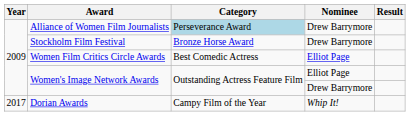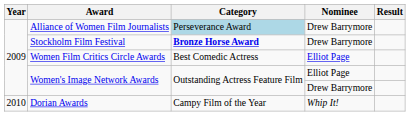(213, 42) normal -> (216, 42) bold
(16, 103) 2017 -> (16, 103) 2010
